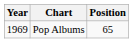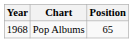(17, 29) 1969 -> (17, 29) 1968
